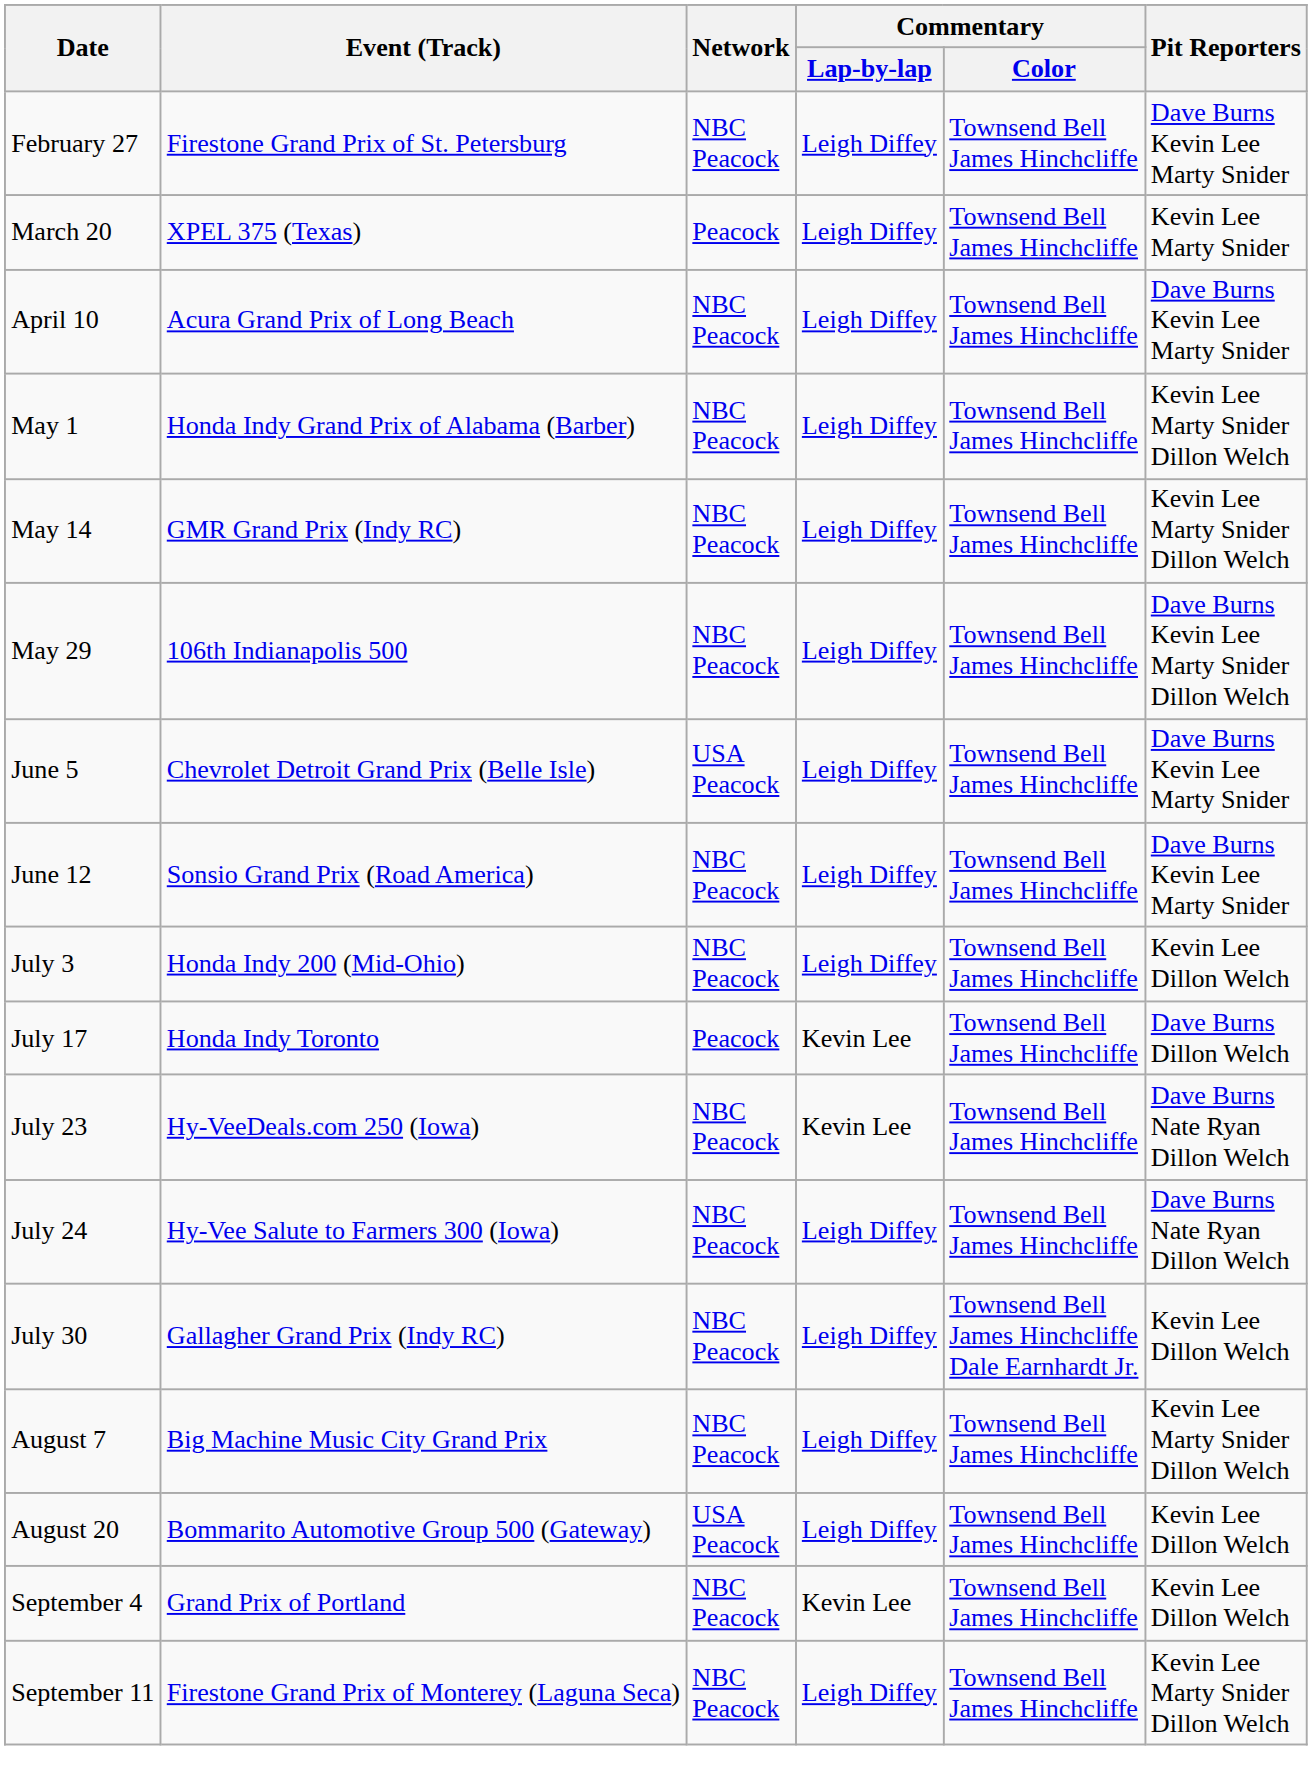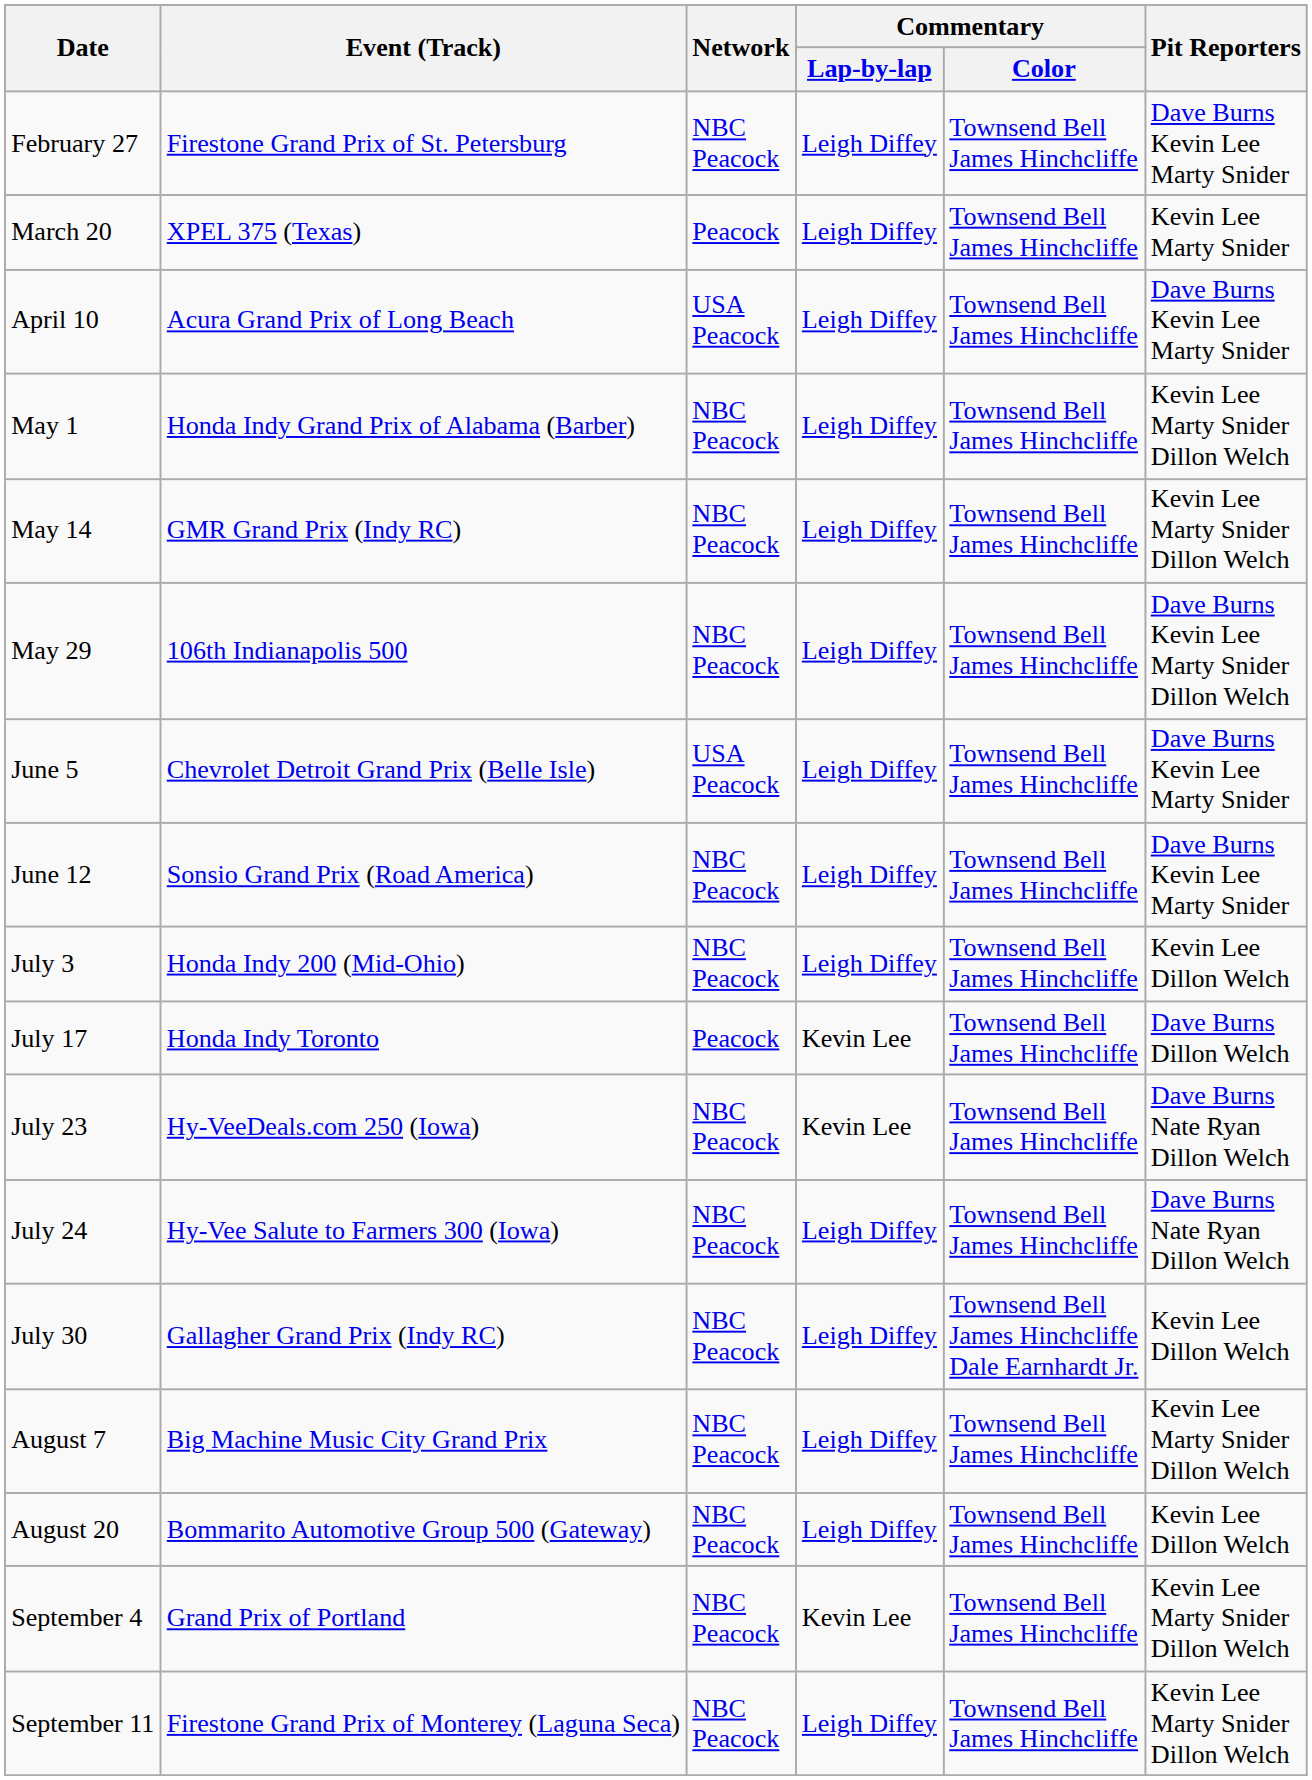(736, 320) NBC Peacock -> (736, 320) USA Peacock
(736, 1528) USA Peacock -> (736, 1528) NBC Peacock
(1220, 1602) Kevin Lee Dillon Welch -> (1220, 1618) Kevin Lee Marty Snider Dillon Welch
